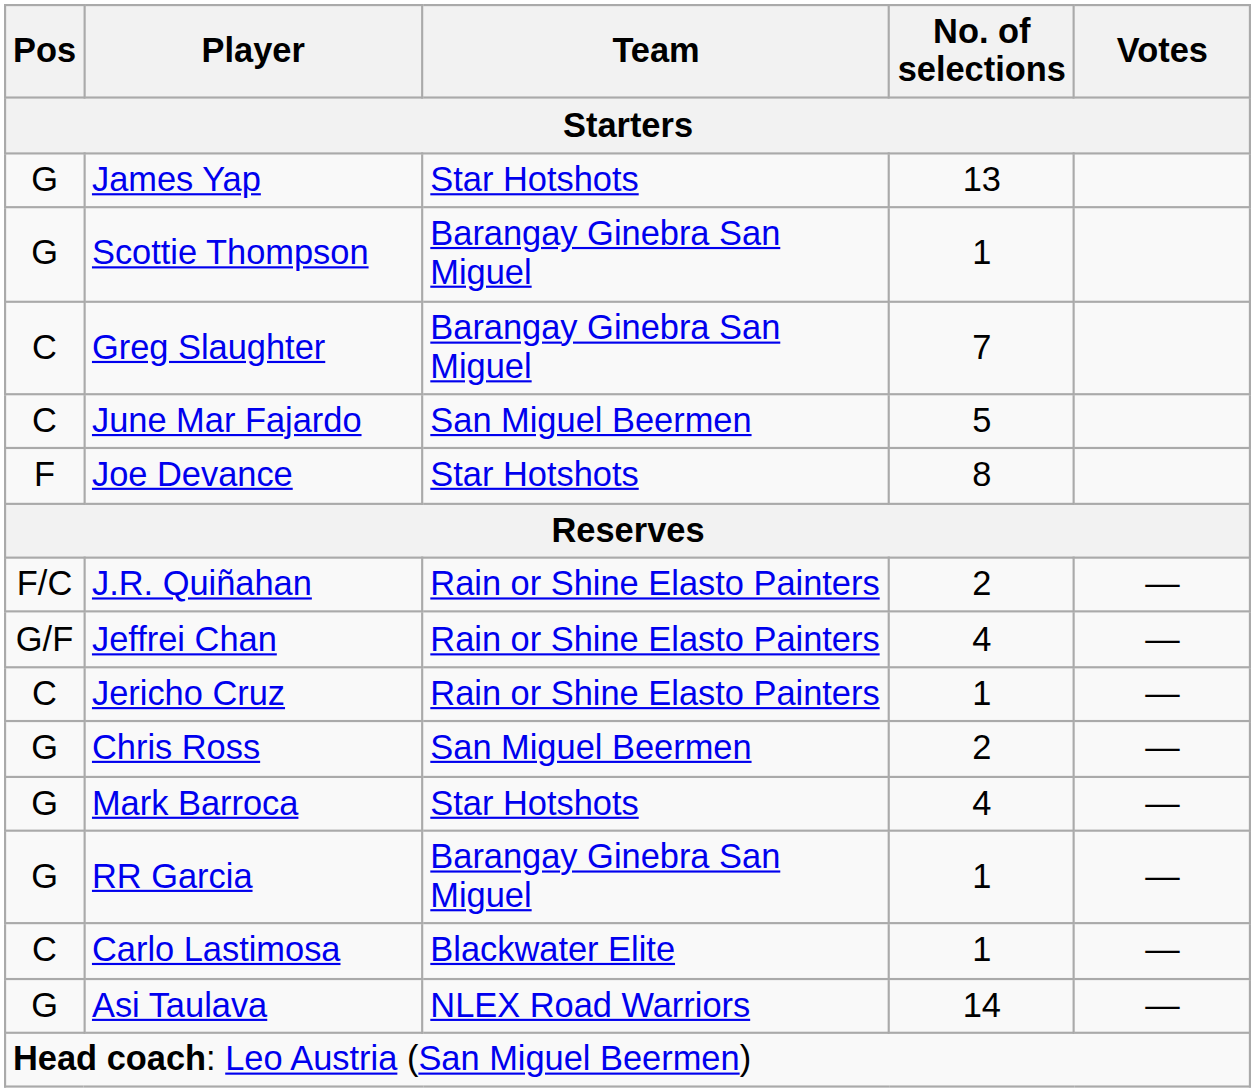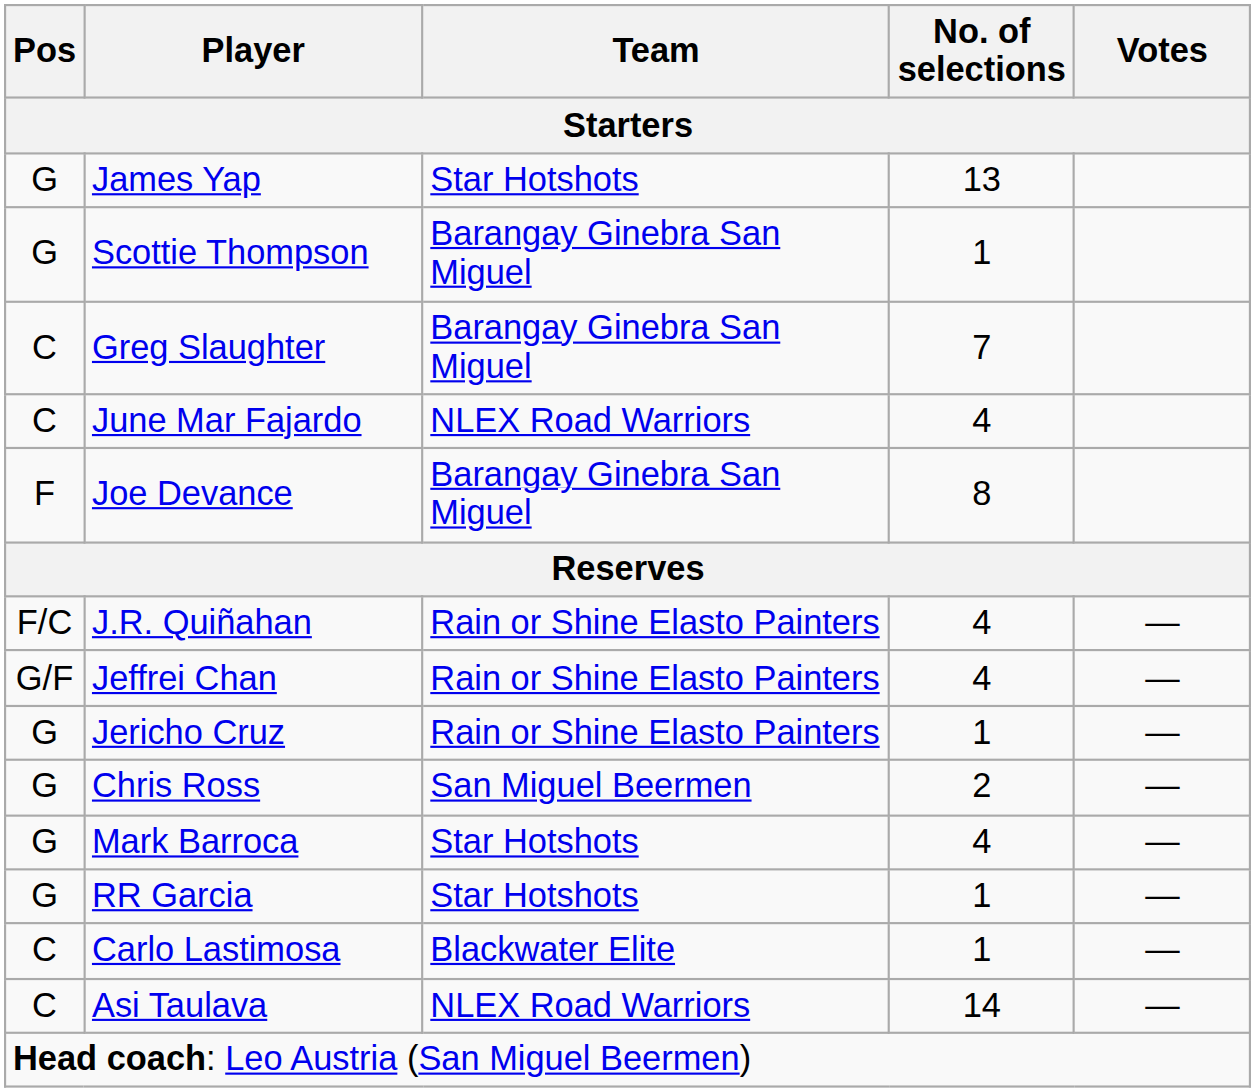(591, 420) San Miguel Beermen -> (590, 420) NLEX Road Warriors
(982, 420) 5 -> (982, 420) 4
(535, 475) Star Hotshots -> (605, 494) Barangay Ginebra San Miguel
(982, 584) 2 -> (982, 623) 4
(45, 693) C -> (45, 732) G
(605, 876) Barangay Ginebra San Miguel -> (535, 895) Star Hotshots
(45, 1004) G -> (45, 1004) C
